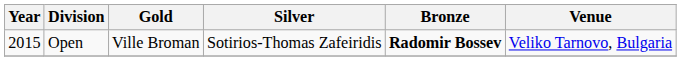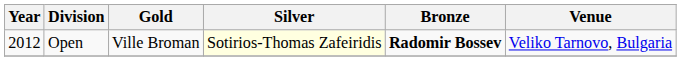(24, 42) 2015 -> (24, 42) 2012
(294, 42) no background -> (294, 42) lightyellow background
